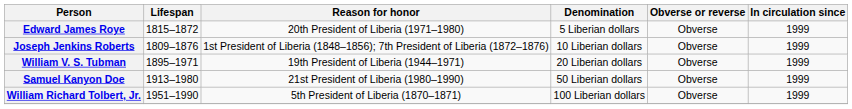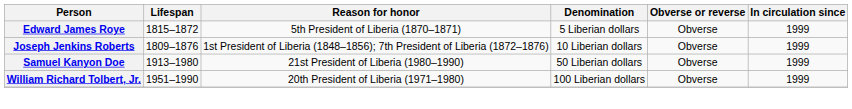(376, 29) 20th President of Liberia (1971–1980) -> (376, 29) 5th President of Liberia (1870–1871)
- row: (74, 63)
(376, 96) 5th President of Liberia (1870–1871) -> (376, 79) 20th President of Liberia (1971–1980)
